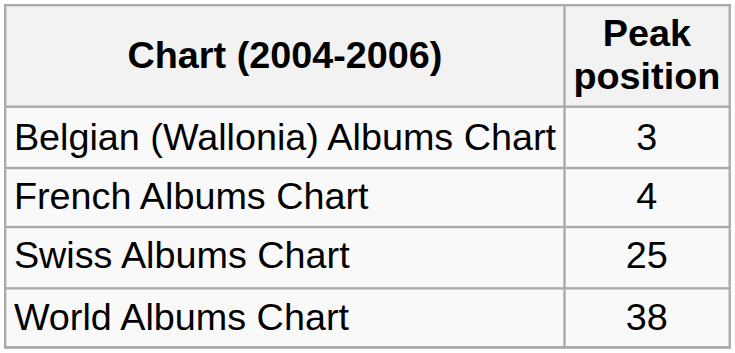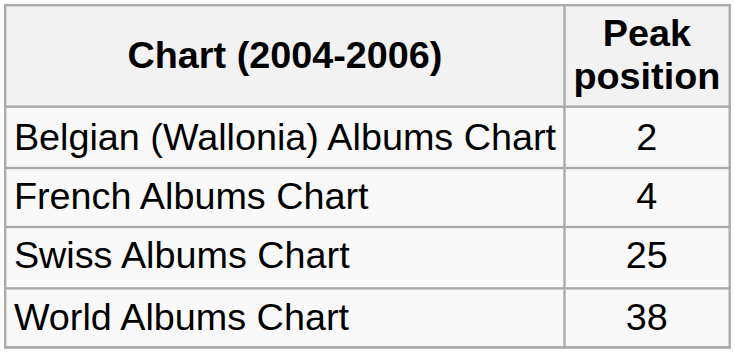(647, 136) 3 -> (647, 136) 2
